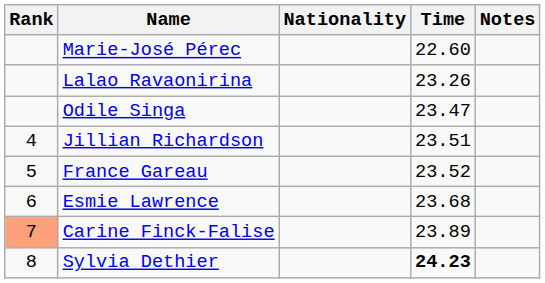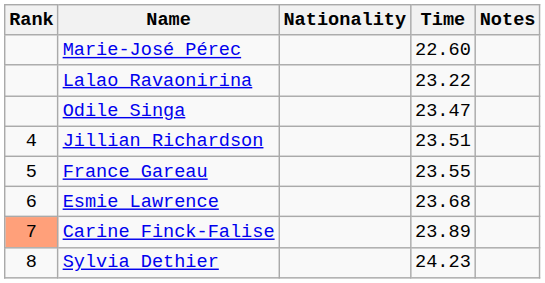(443, 80) 23.26 -> (443, 80) 23.22
(443, 171) 23.52 -> (443, 171) 23.55
(443, 262) bold -> (443, 262) normal
